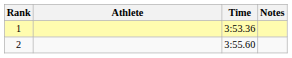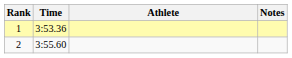columns swapped: (127, 12) <-> (240, 12)
